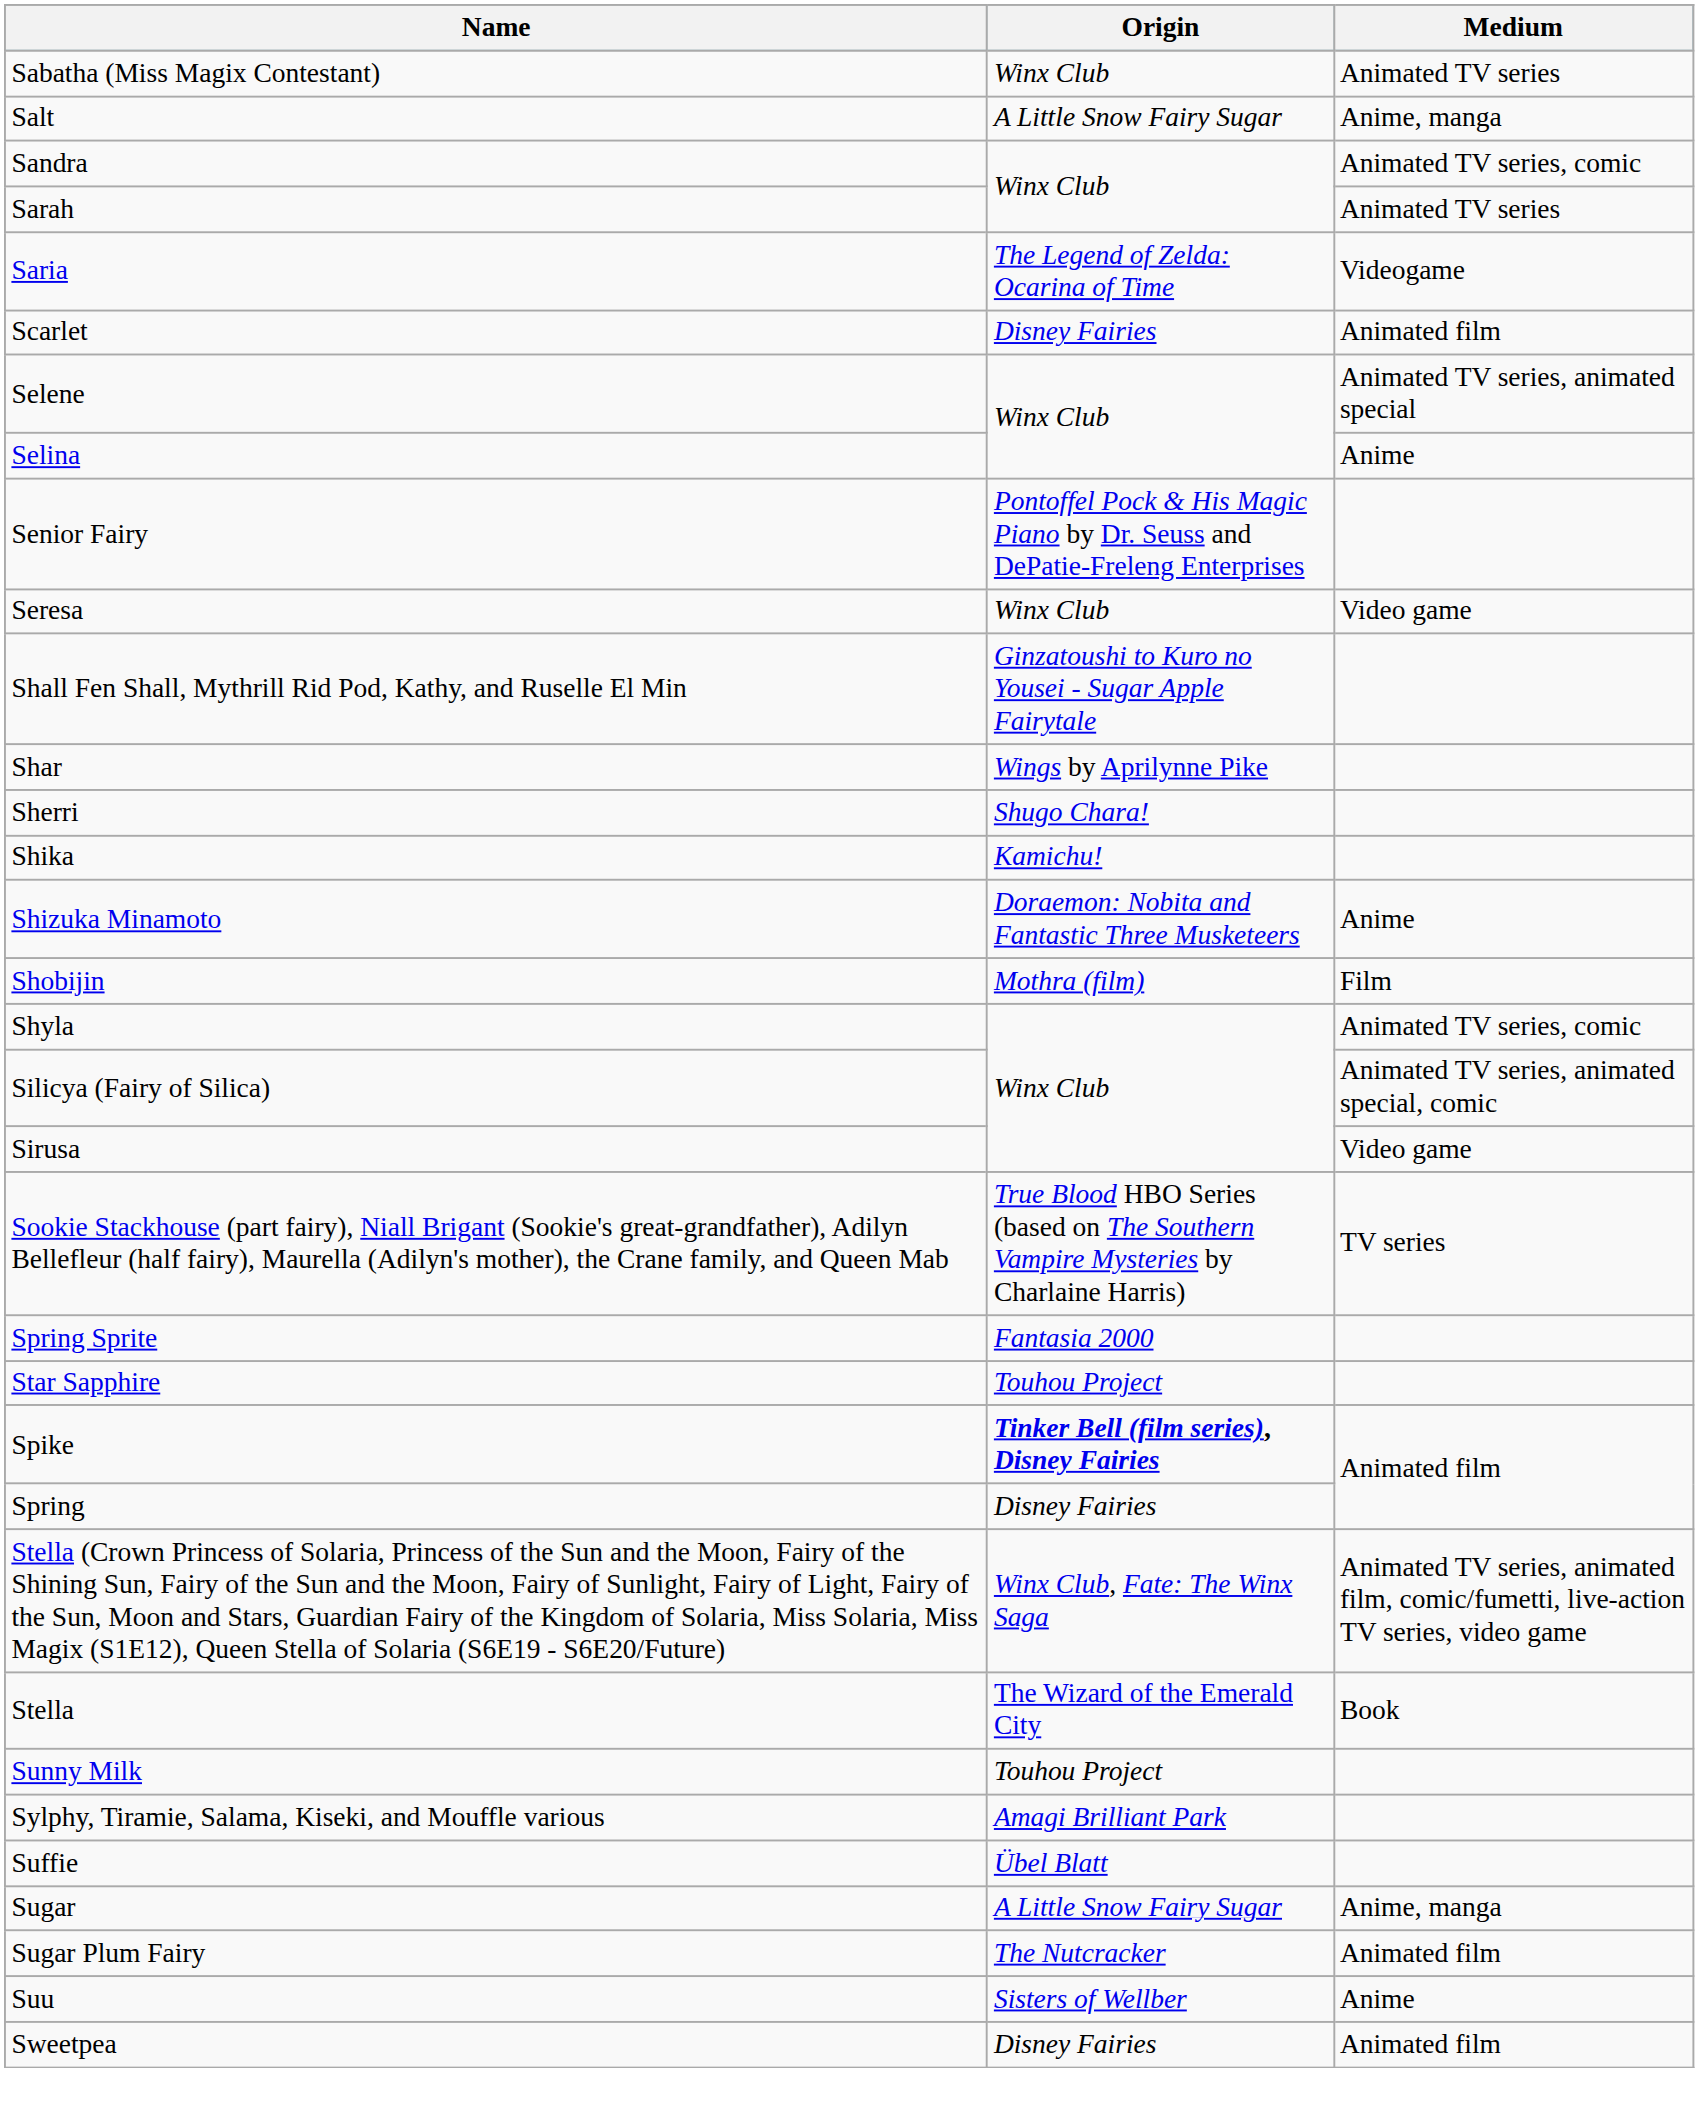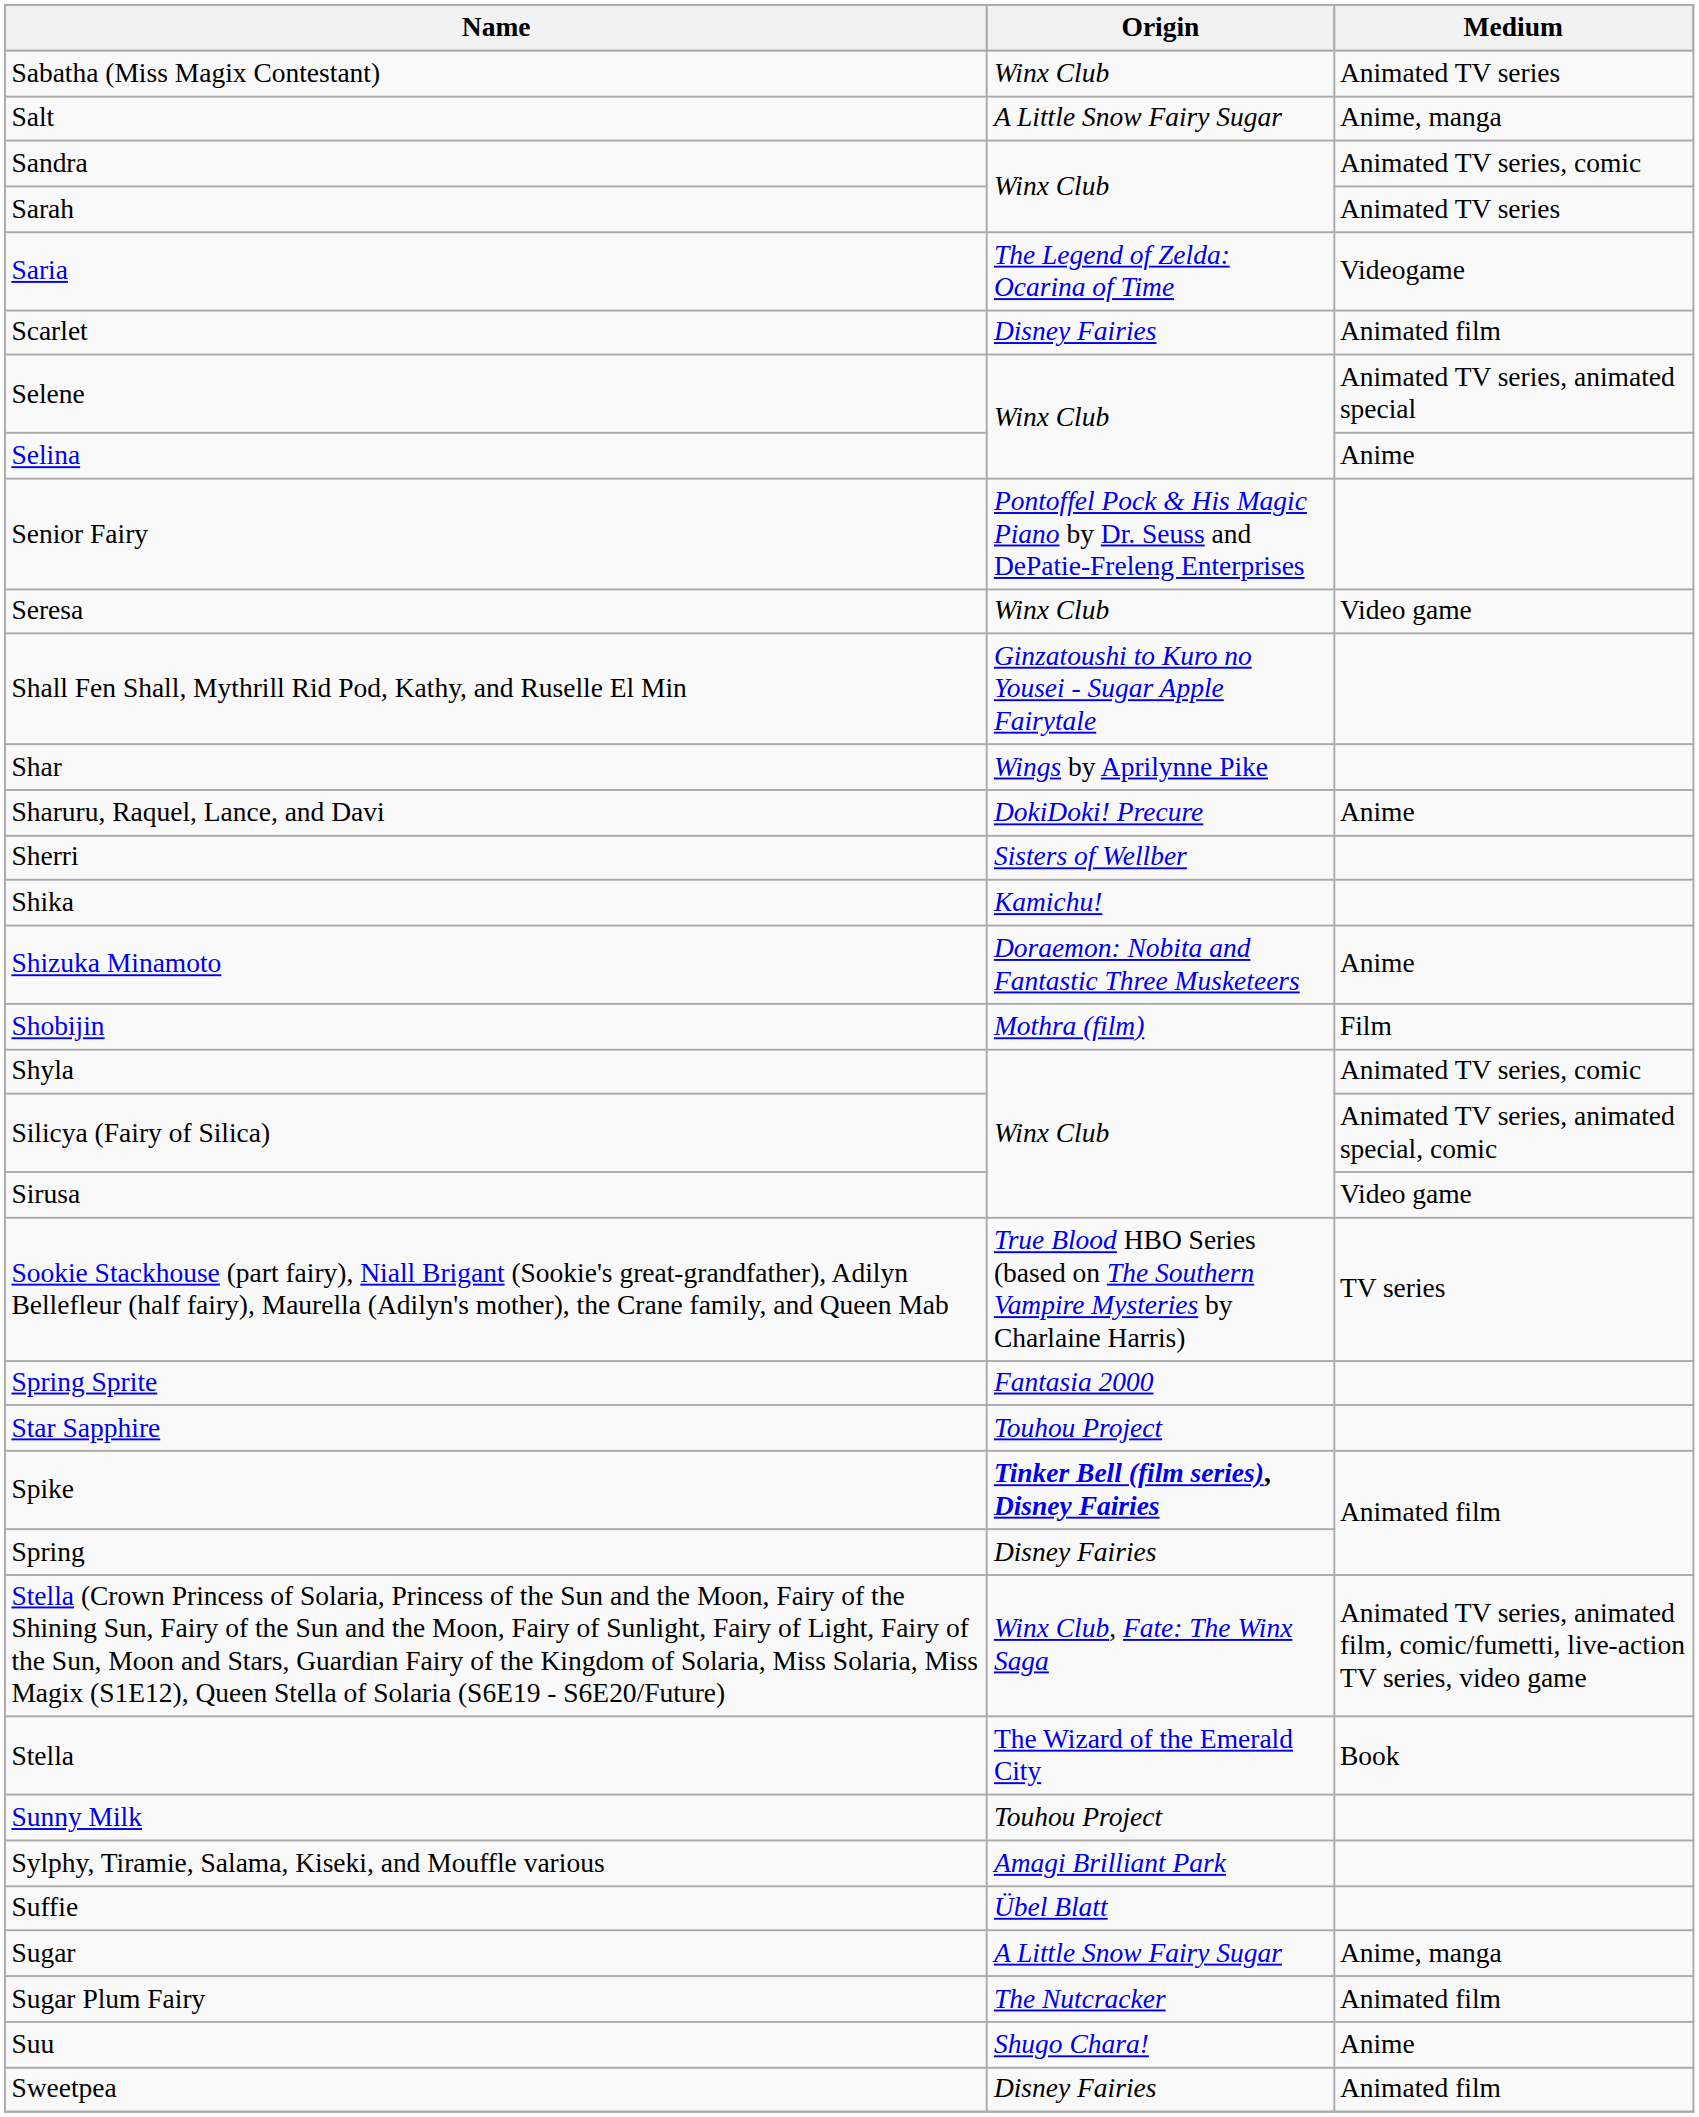+ row: (198, 812)
(1071, 812) Shugo Chara! -> (1090, 857) Sisters of Wellber
(1090, 1998) Sisters of Wellber -> (1071, 2044) Shugo Chara!
